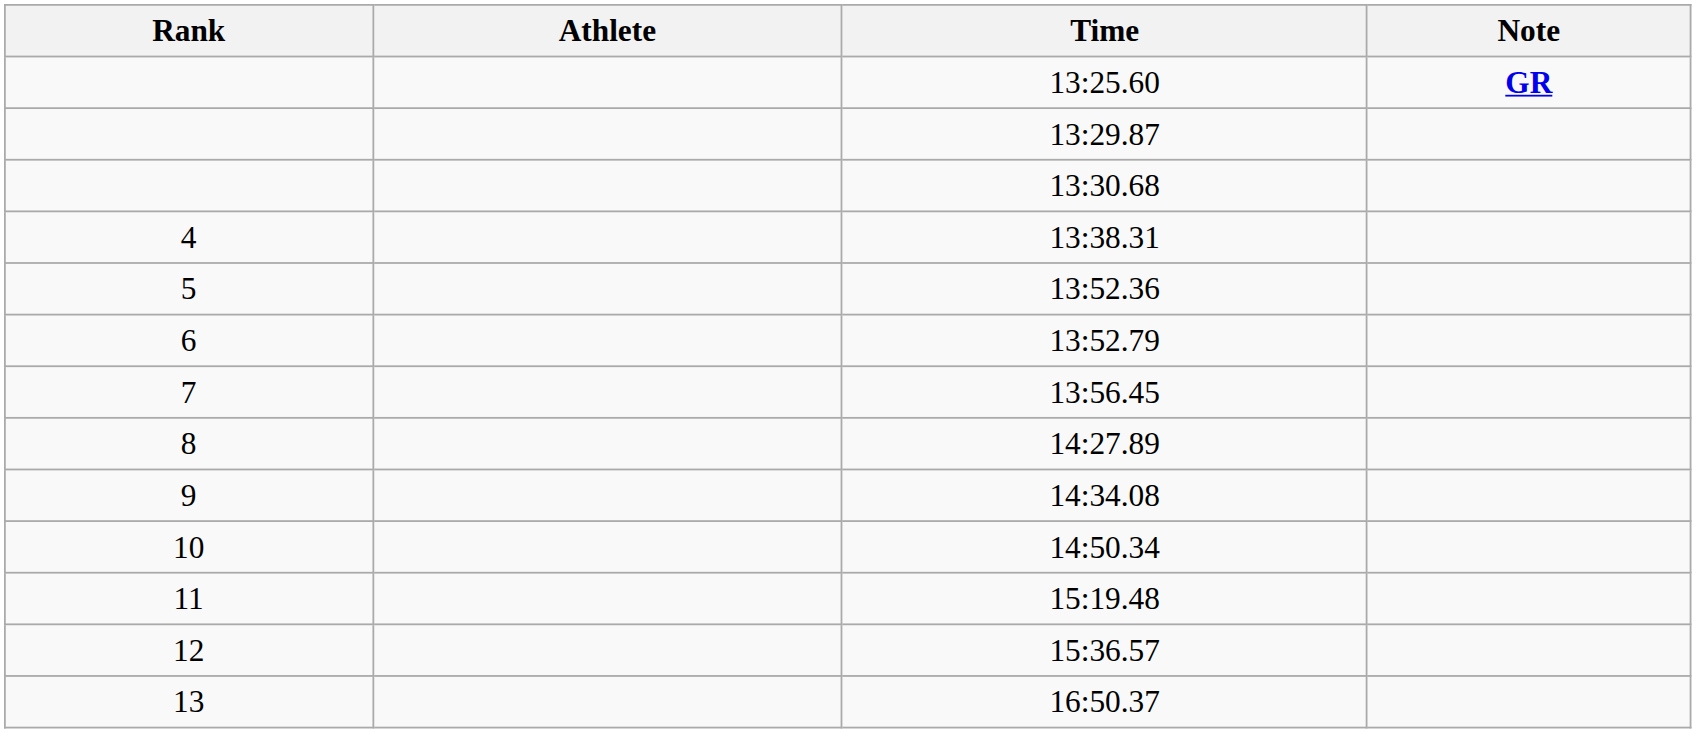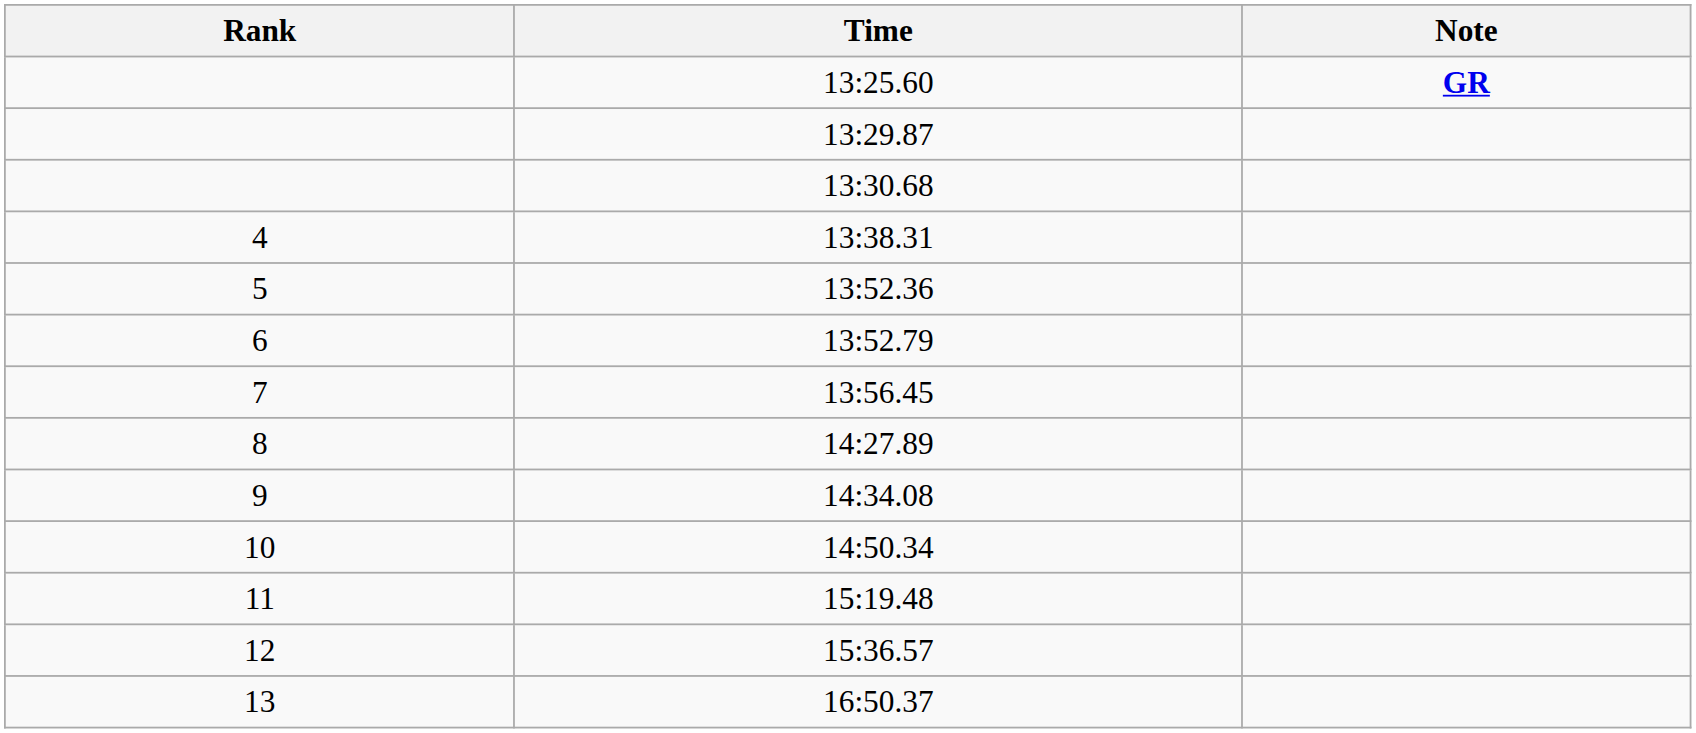- column: (607, 29)
